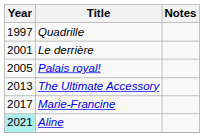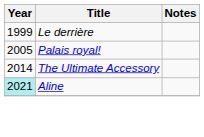- row: (61, 31)
(20, 50) 2001 -> (20, 31) 1999
(20, 86) 2013 -> (20, 68) 2014
- row: (77, 104)
